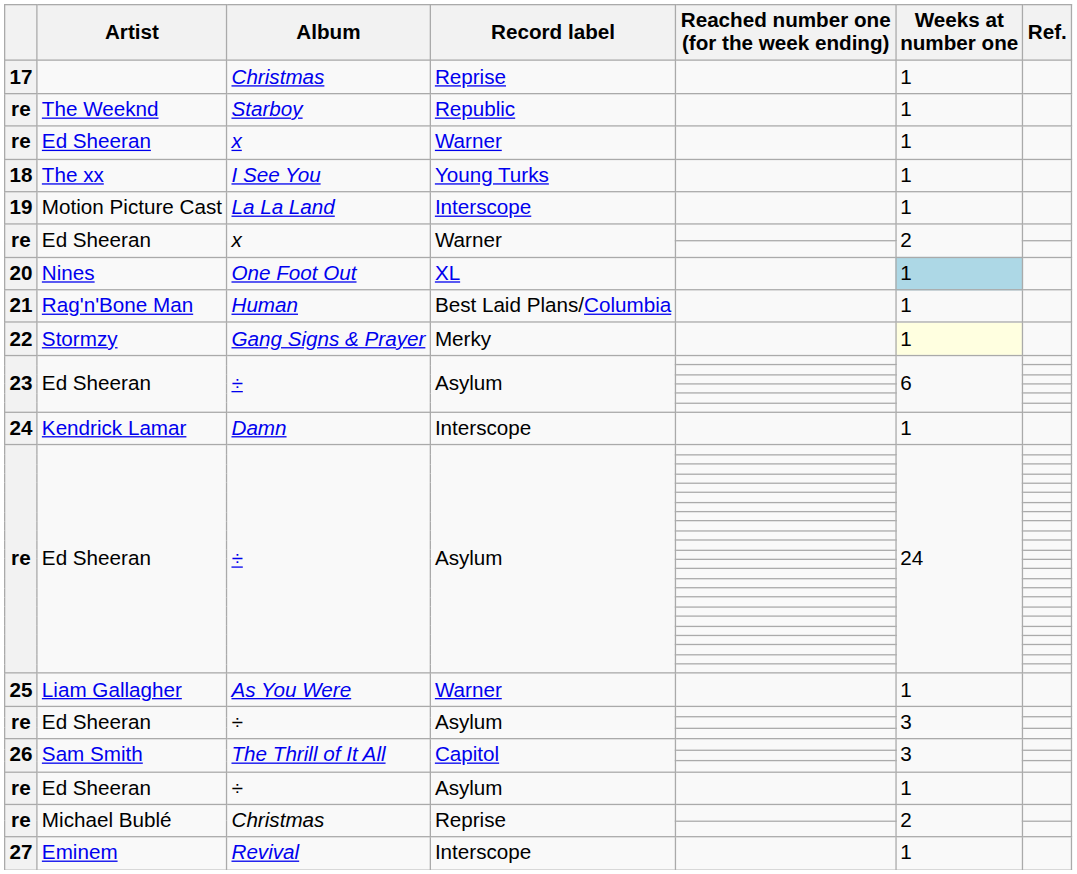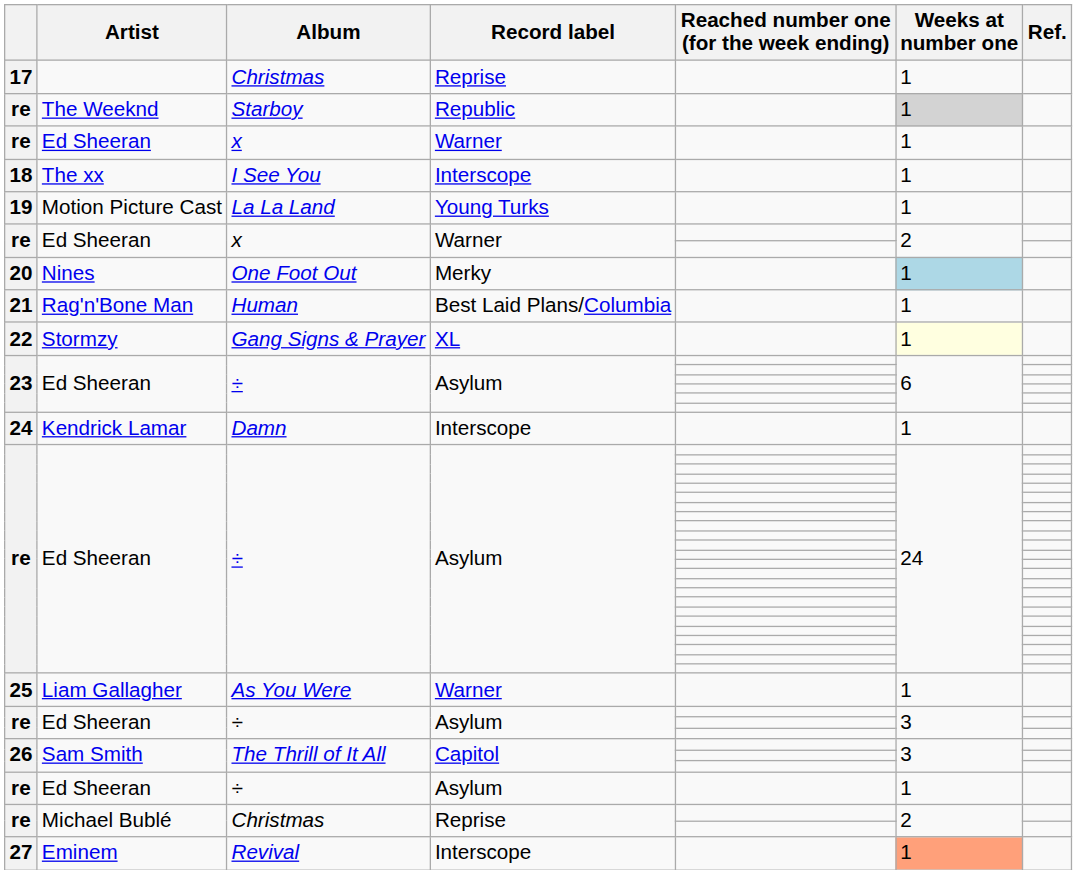(906, 109) no background -> (906, 109) lightgrey background
(492, 175) Young Turks -> (483, 175) Interscope
(483, 207) Interscope -> (492, 207) Young Turks
(448, 273) XL -> (463, 273) Merky
(463, 338) Merky -> (448, 338) XL
(906, 853) no background -> (906, 853) lightsalmon background
